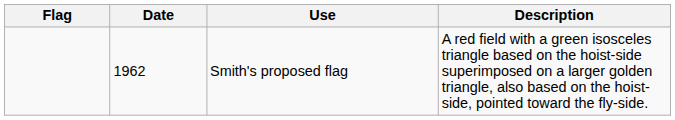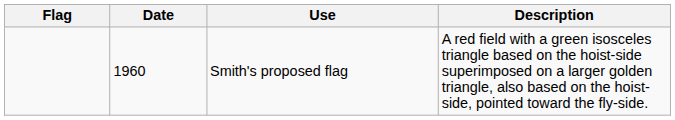(129, 71) 1962 -> (129, 71) 1960
